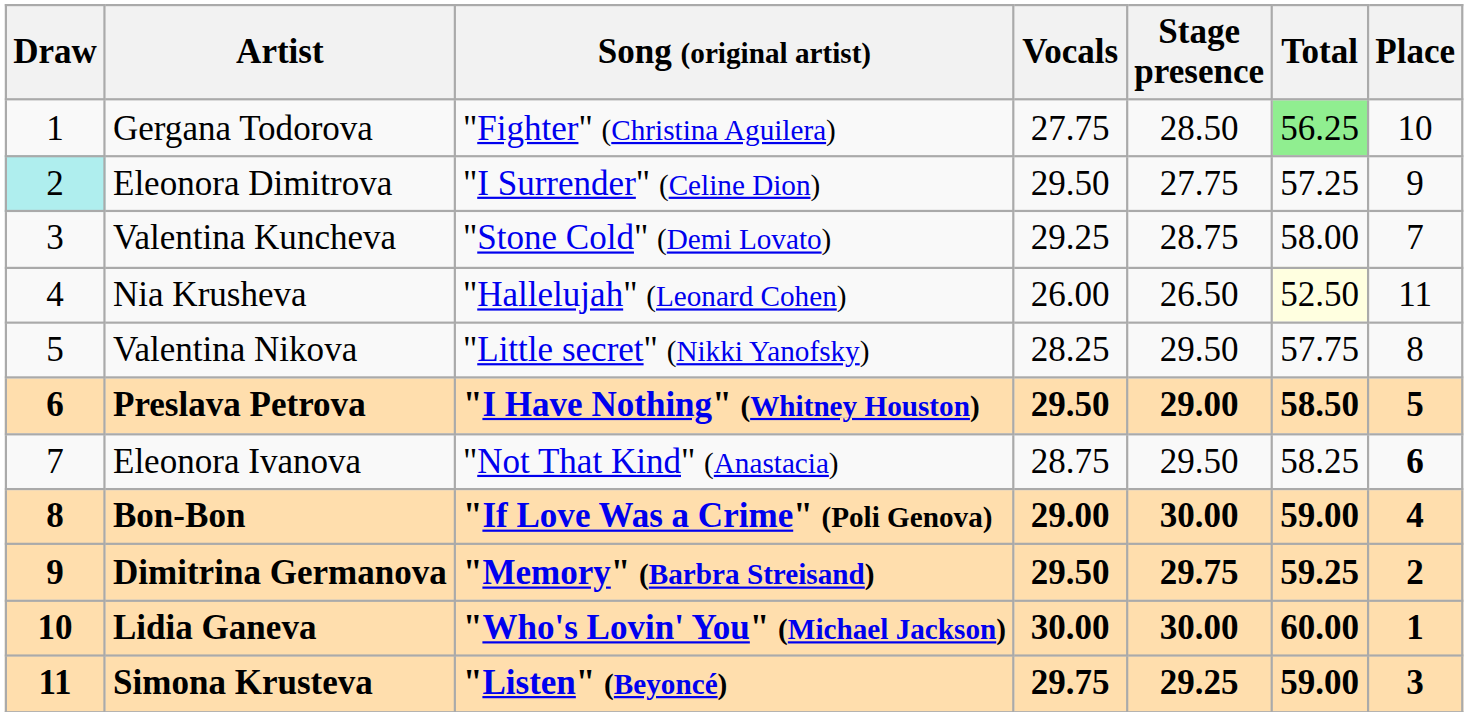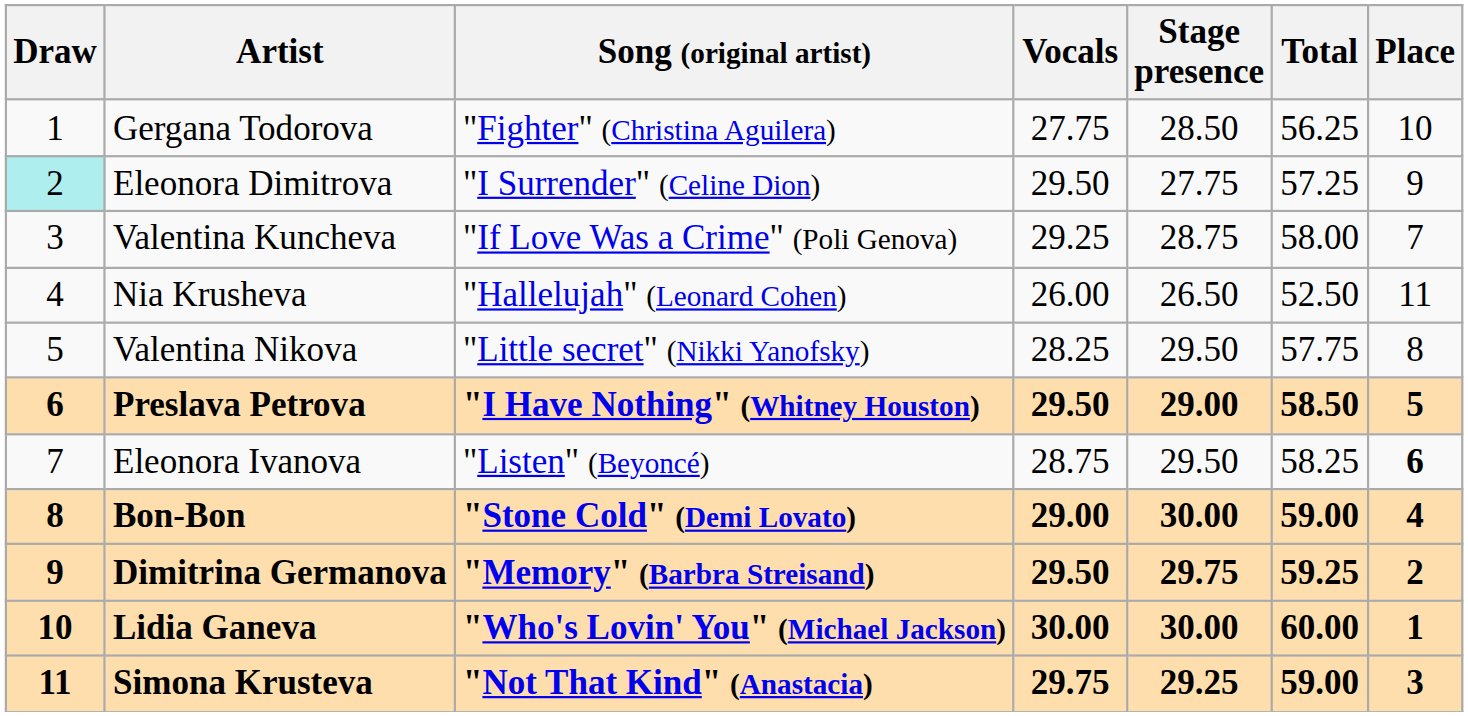(1320, 127) lightgreen background -> (1320, 127) no background
(647, 238) "Stone Cold" (Demi Lovato) -> (710, 238) "If Love Was a Crime" (Poli Genova)
(1320, 293) lightyellow background -> (1320, 293) no background
(651, 460) "Not That Kind" (Anastacia) -> (586, 460) "Listen" (Beyoncé)
(728, 516) "If Love Was a Crime" (Poli Genova) -> (659, 516) "Stone Cold" (Demi Lovato)
(595, 682) "Listen" (Beyoncé) -> (668, 682) "Not That Kind" (Anastacia)
